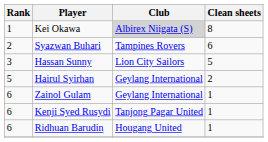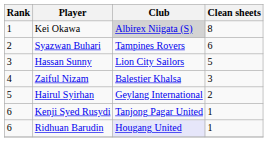+ row: (62, 79)
- row: (63, 95)
(148, 128) no background -> (148, 128) lavender background
